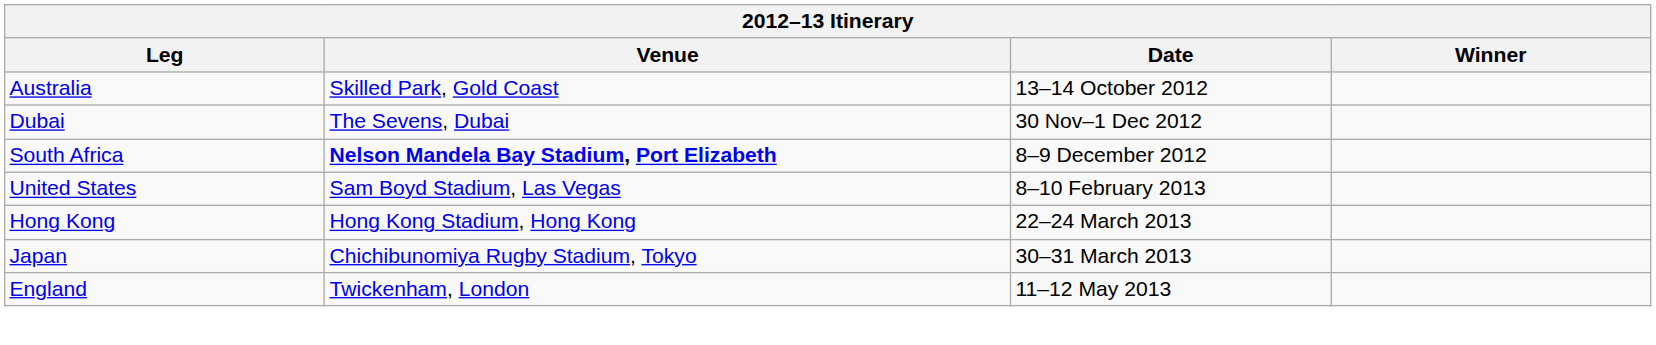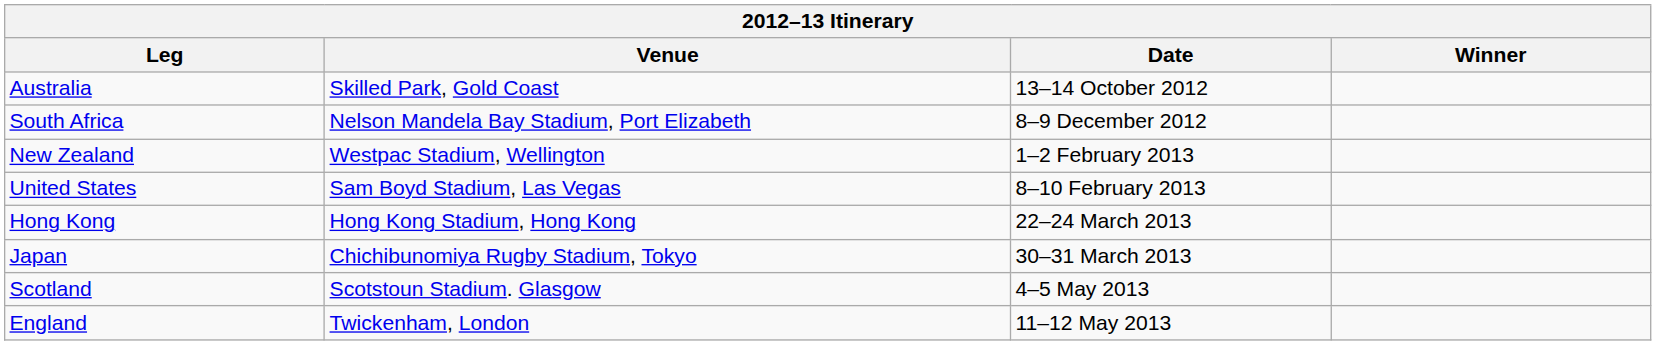- row: (37, 121)
(553, 155) bold -> (540, 121) normal
+ row: (72, 155)
+ row: (51, 289)
